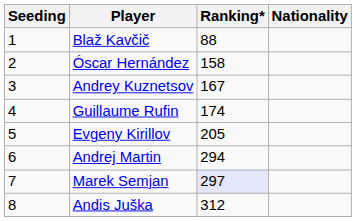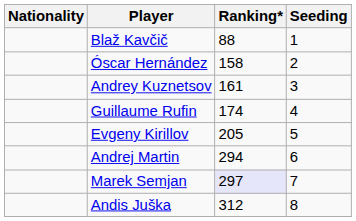columns swapped: (310, 16) <-> (37, 16)
(213, 87) 167 -> (231, 87) 161
